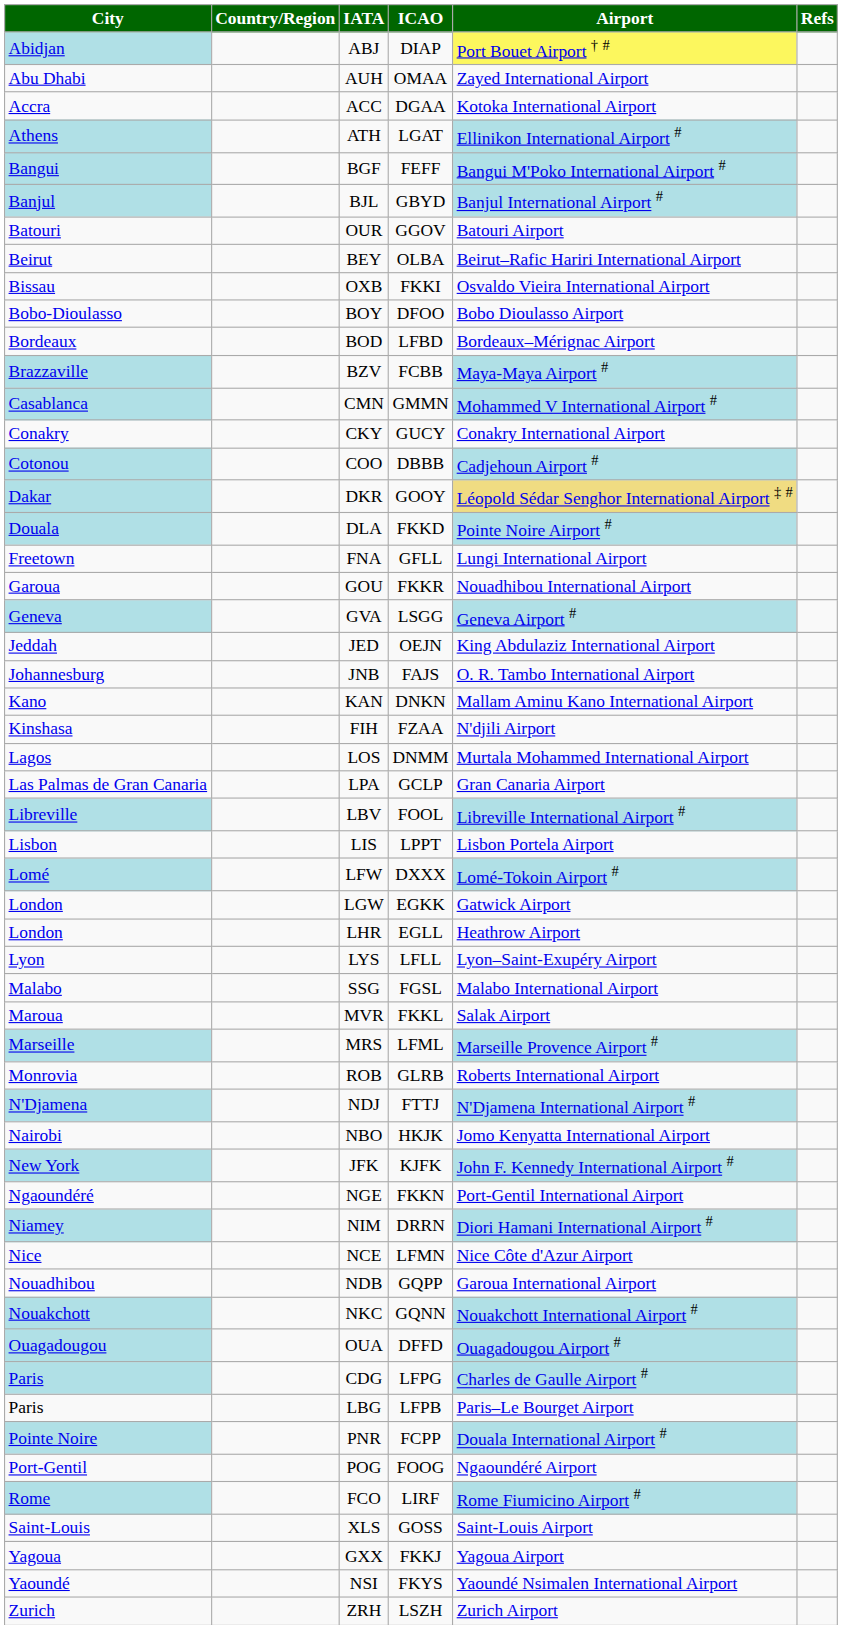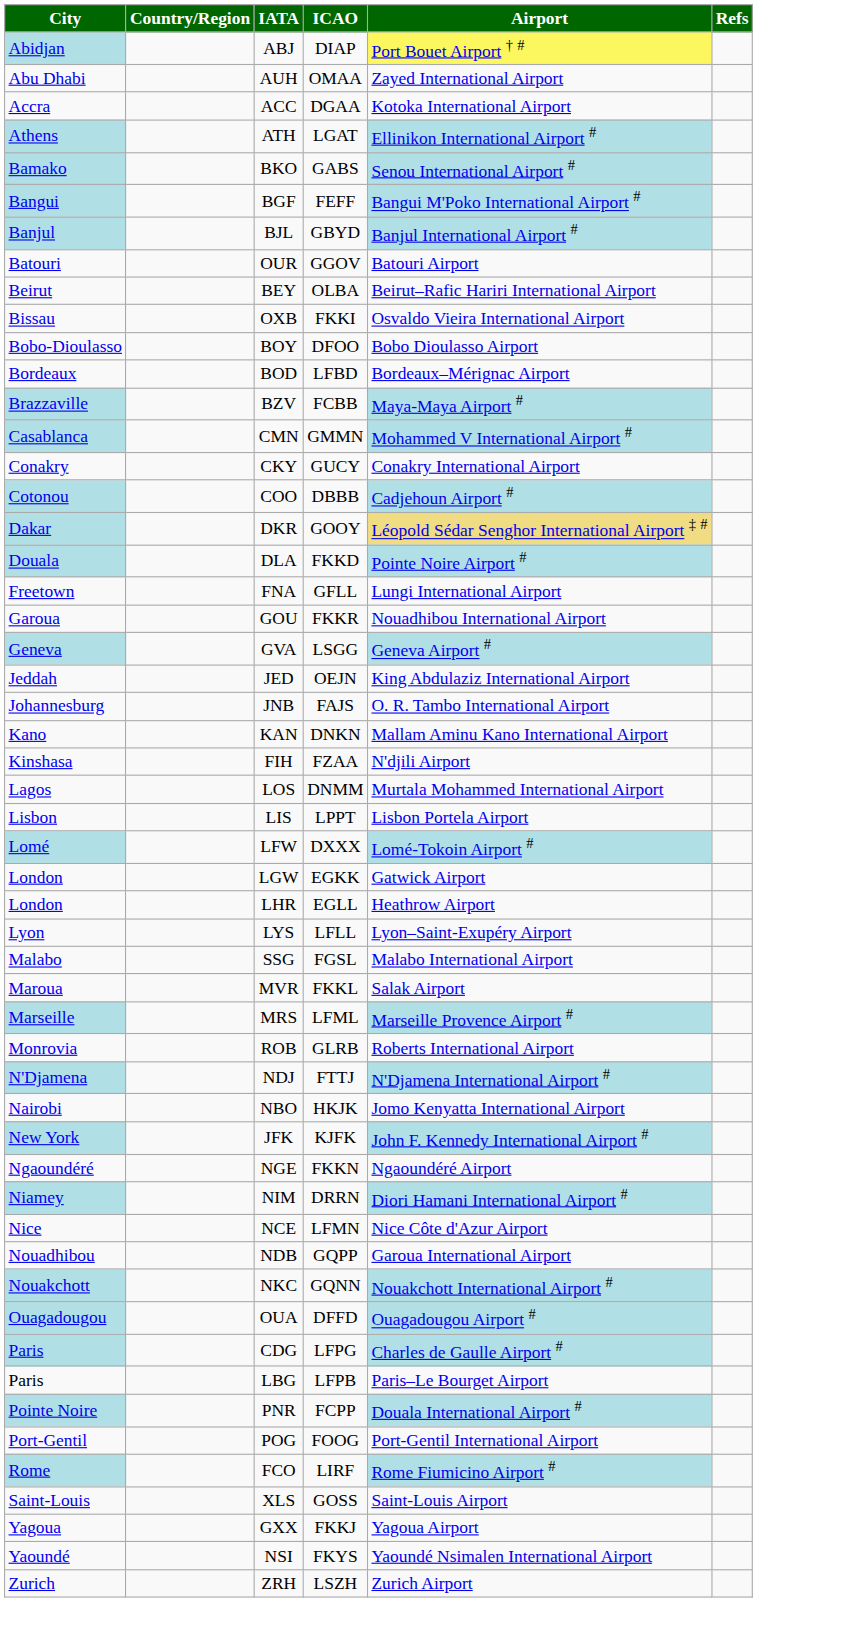+ row: (279, 168)
- row: (364, 784)
- row: (364, 814)
(570, 1195) Port-Gentil International Airport -> (441, 1167) Ngaoundéré Airport
(527, 1467) Ngaoundéré Airport -> (485, 1440) Port-Gentil International Airport
